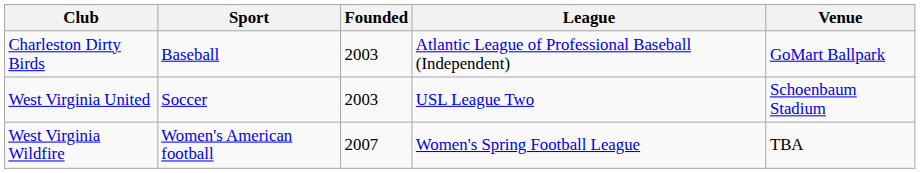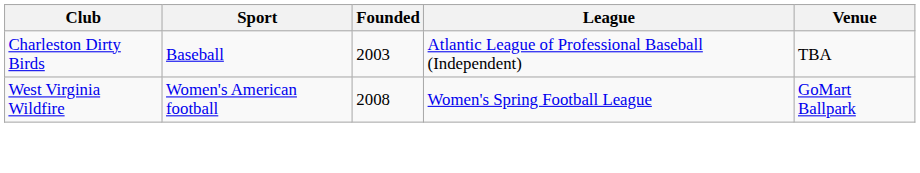(827, 53) GoMart Ballpark -> (815, 53) TBA
- row: (79, 99)
(361, 145) 2007 -> (373, 99) 2008
(787, 145) TBA -> (827, 99) GoMart Ballpark
